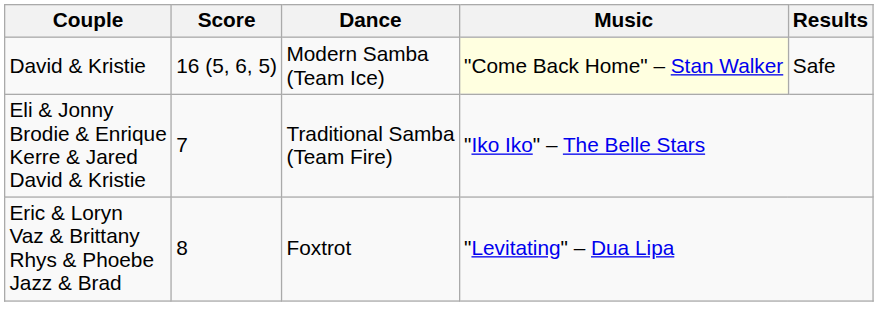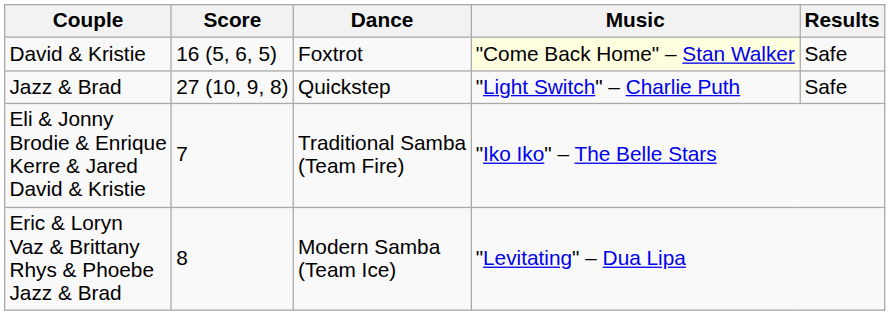(358, 65) Modern Samba (Team Ice) -> (330, 53) Foxtrot
+ row: (66, 86)
(319, 248) Foxtrot -> (369, 258) Modern Samba (Team Ice)
